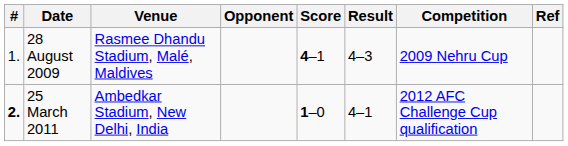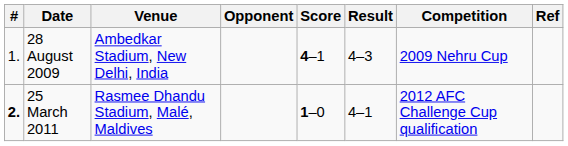(150, 56) Rasmee Dhandu Stadium, Malé, Maldives -> (140, 56) Ambedkar Stadium, New Delhi, India
(140, 112) Ambedkar Stadium, New Delhi, India -> (150, 112) Rasmee Dhandu Stadium, Malé, Maldives
